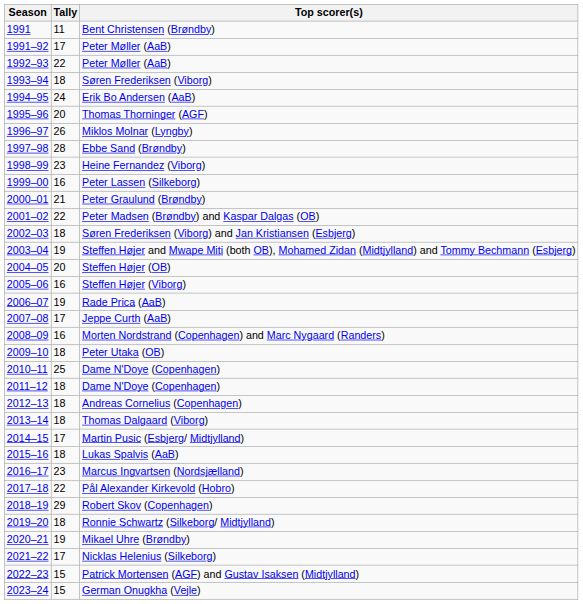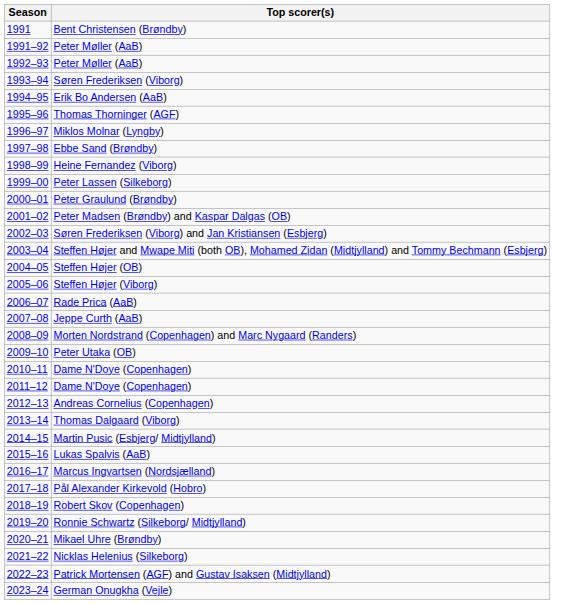- column: (65, 13)
